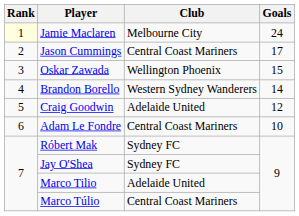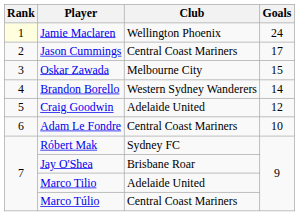(165, 32) Melbourne City -> (174, 32) Wellington Phoenix
(174, 70) Wellington Phoenix -> (165, 70) Melbourne City
(153, 164) Sydney FC -> (161, 164) Brisbane Roar
